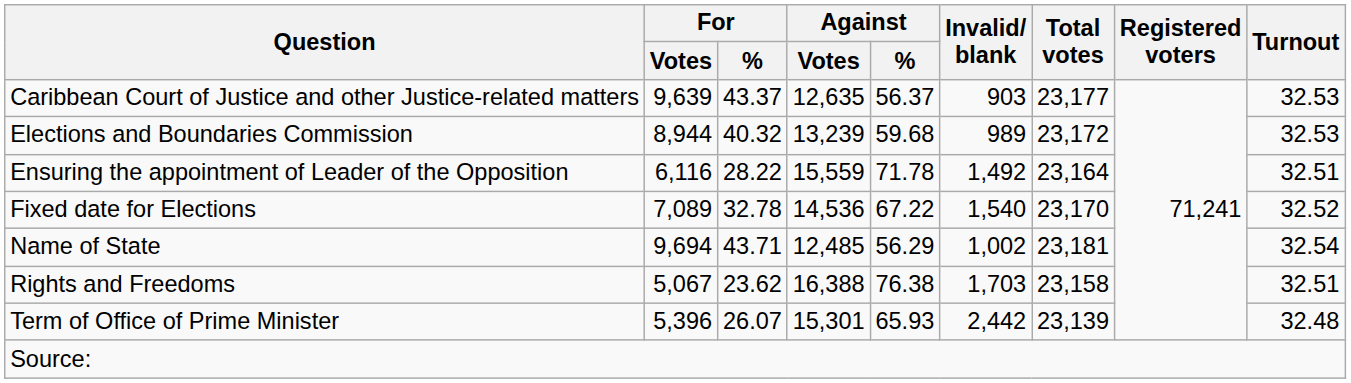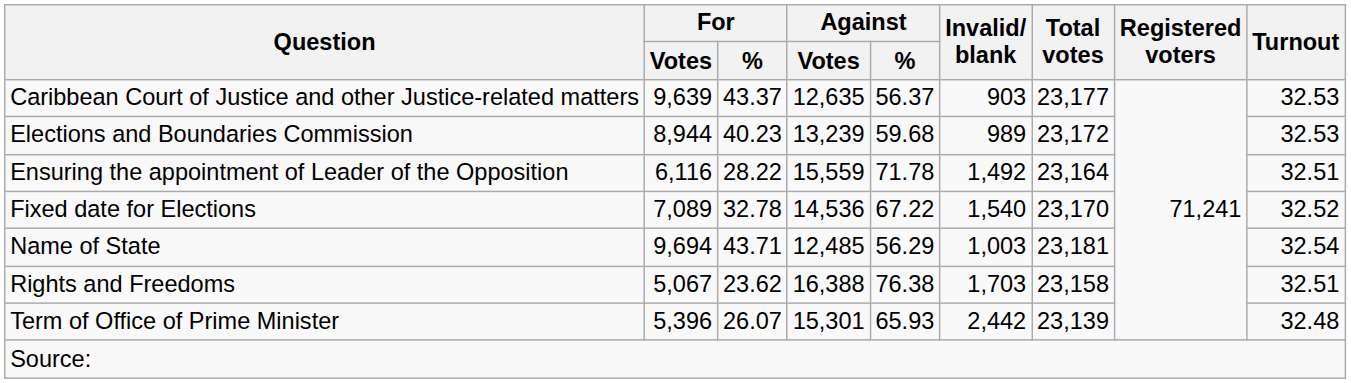(752, 135) 40.32 -> (752, 135) 40.23
(997, 246) 1,002 -> (997, 246) 1,003
